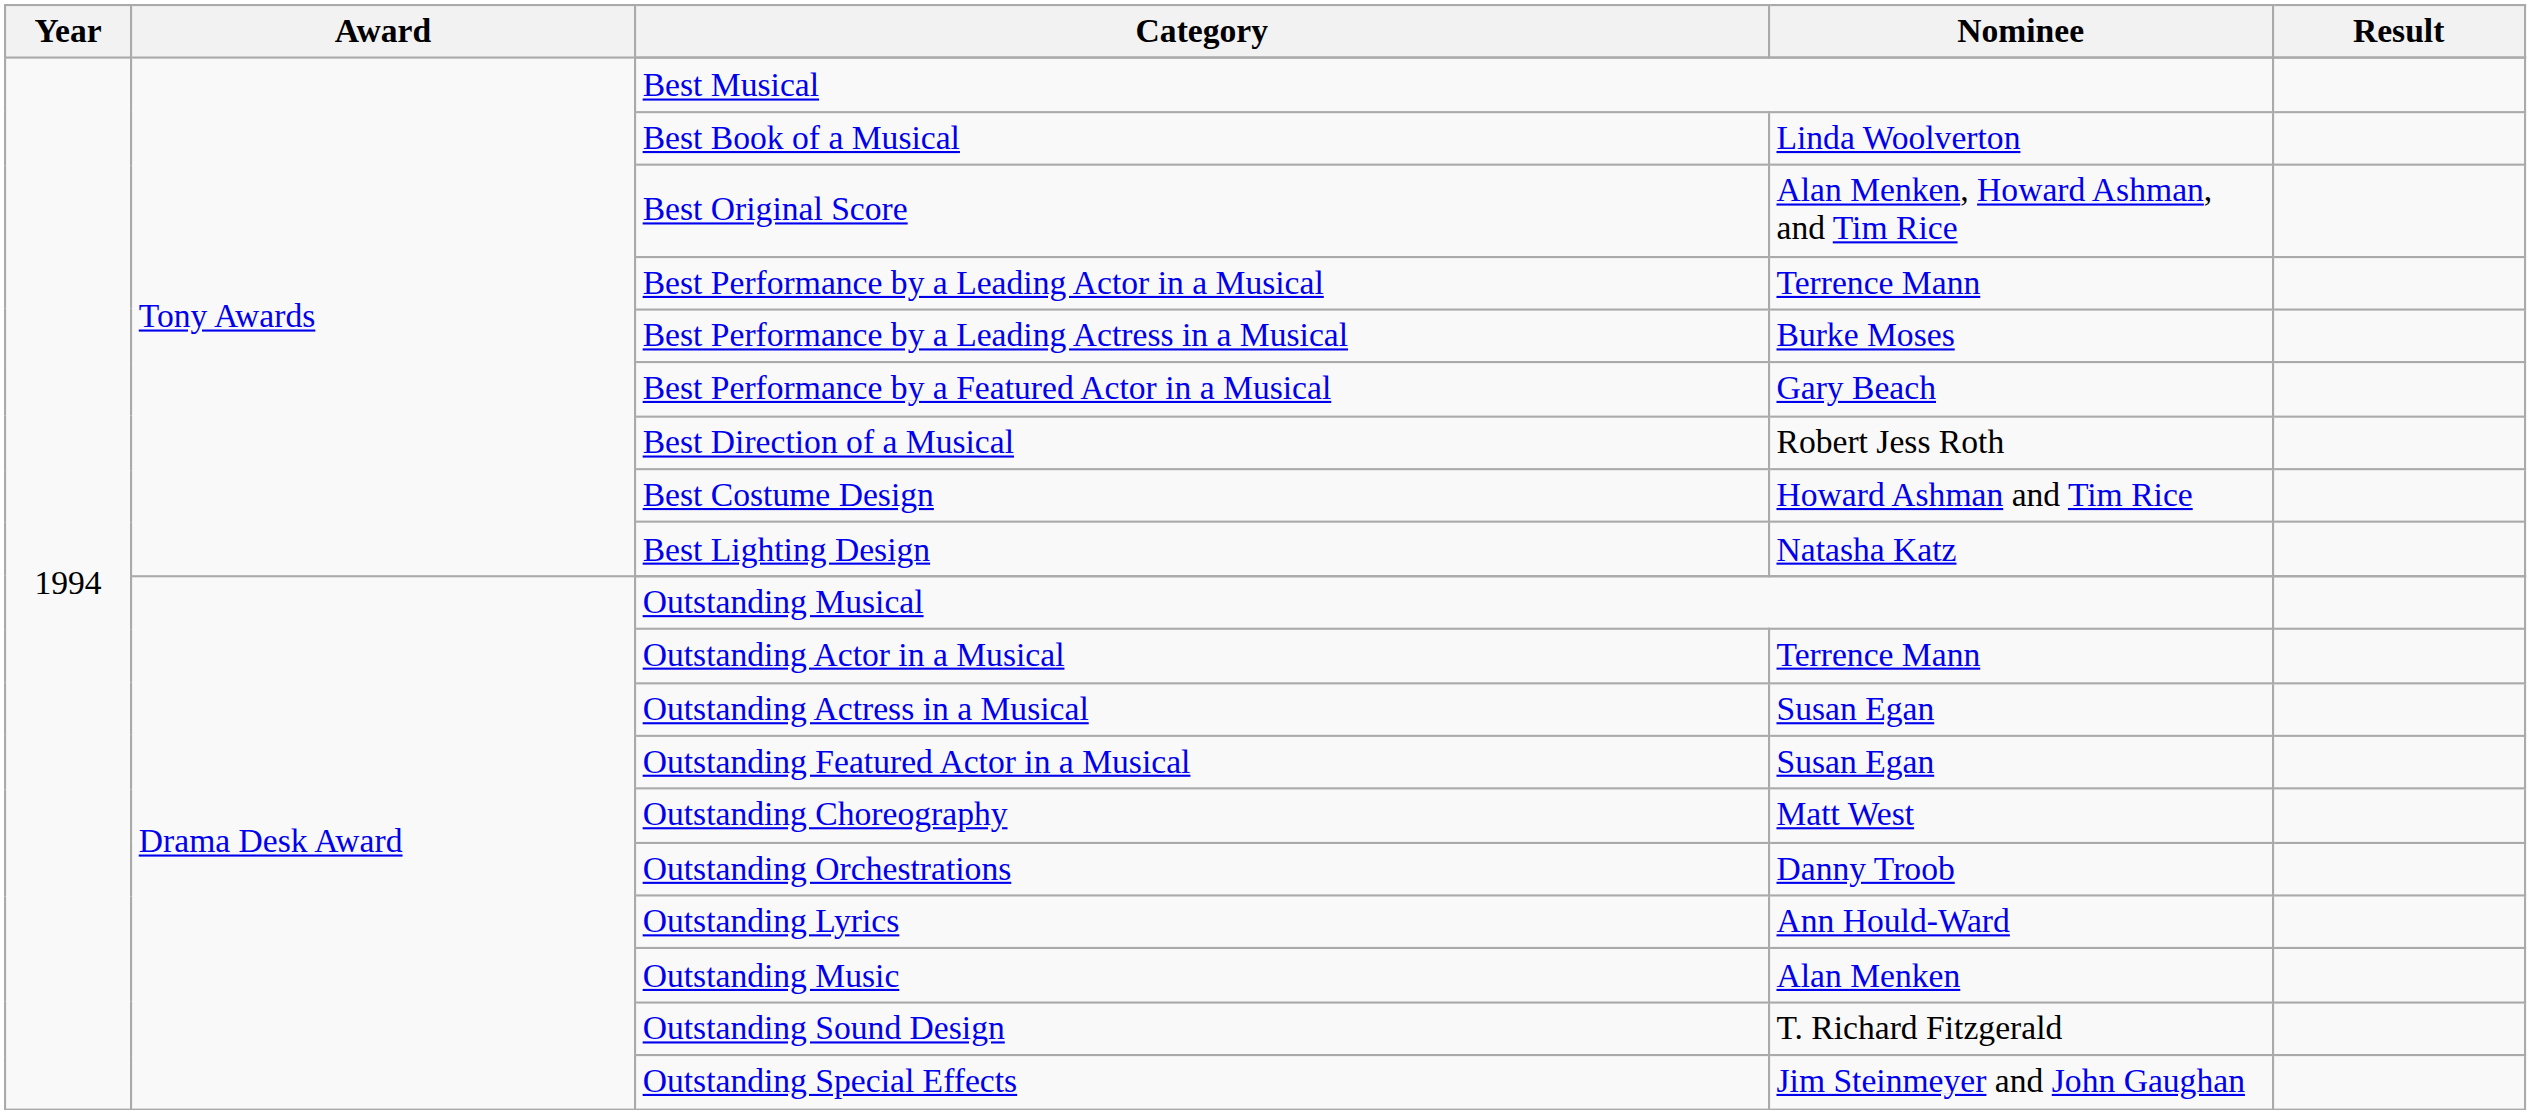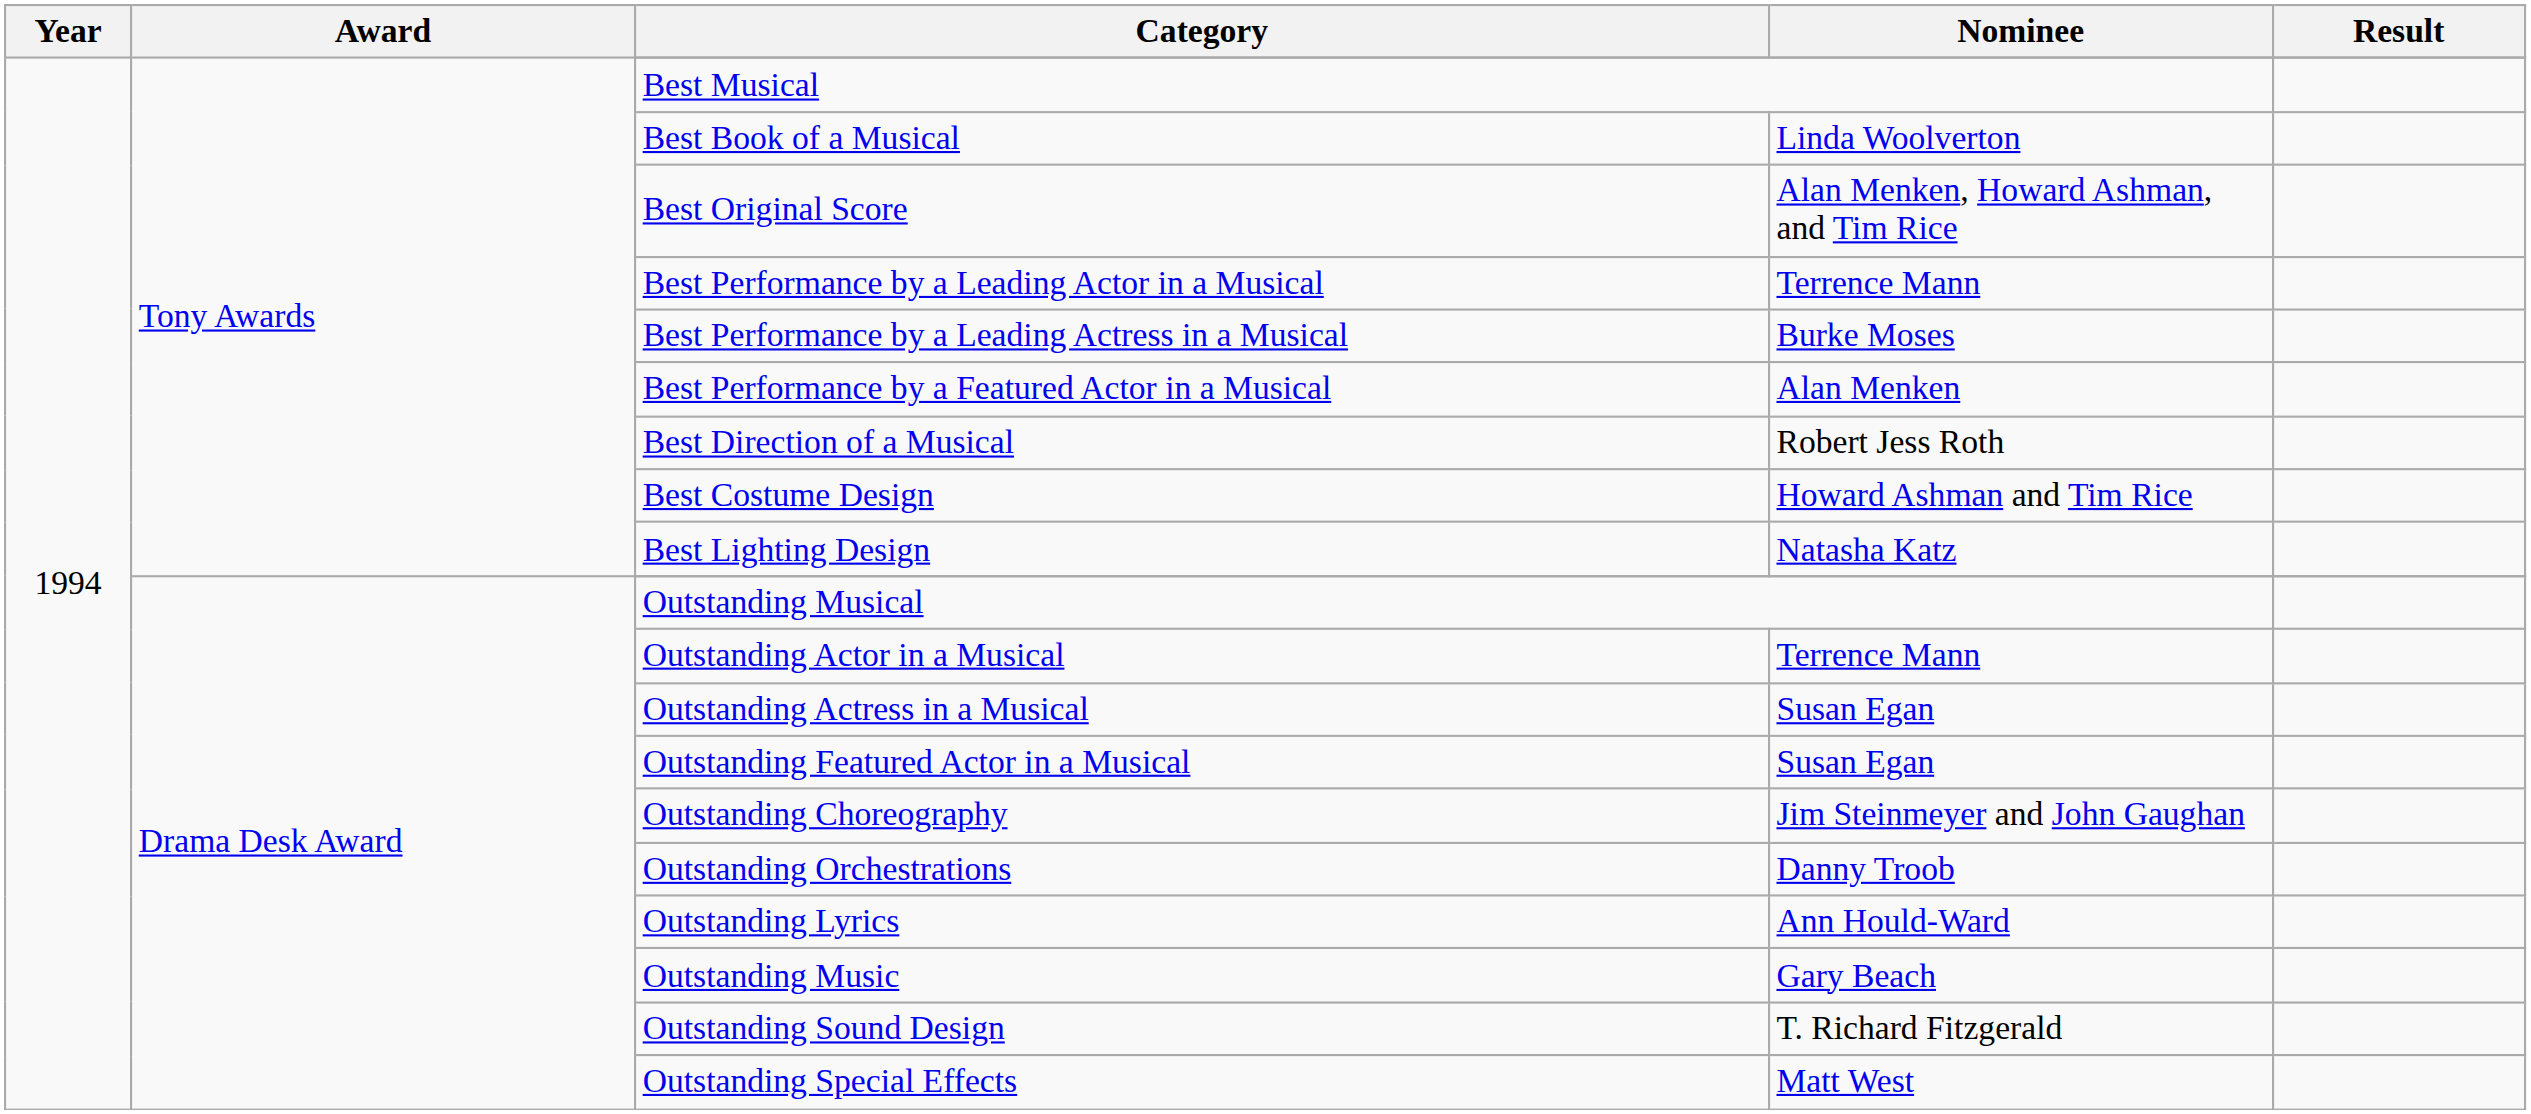(1856, 388) Gary Beach -> (1868, 388) Alan Menken
(1845, 814) Matt West -> (2011, 814) Jim Steinmeyer and John Gaughan
(1868, 974) Alan Menken -> (1856, 974) Gary Beach
(2011, 1081) Jim Steinmeyer and John Gaughan -> (1845, 1081) Matt West
